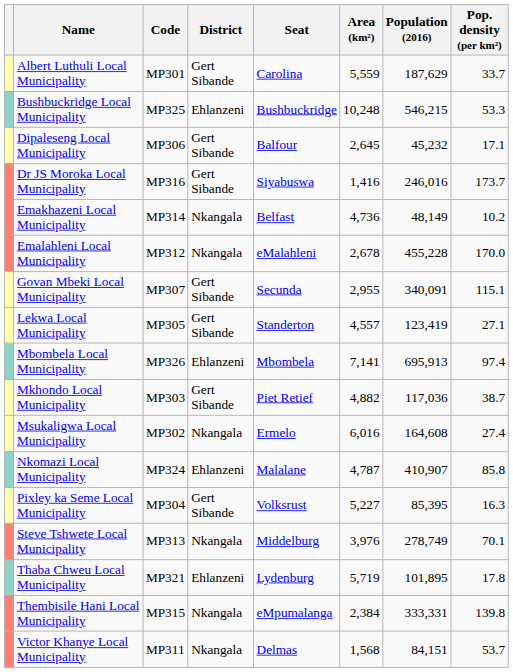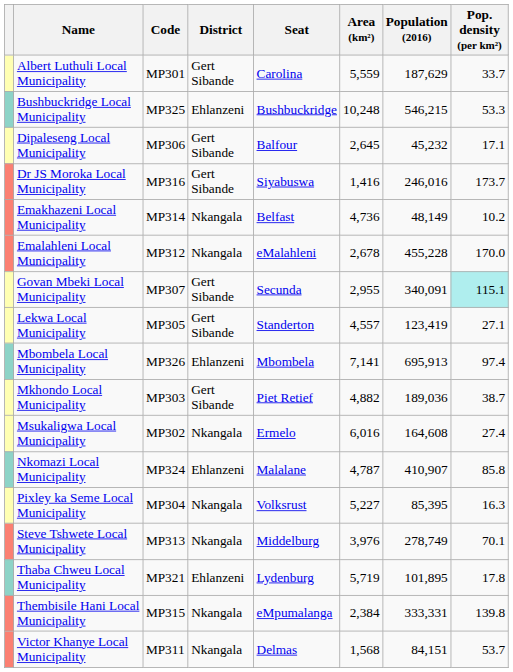(490, 289) no background -> (490, 289) paleturquoise background
(426, 397) 117,036 -> (426, 397) 189,036
(213, 505) Gert Sibande -> (217, 505) Nkangala
